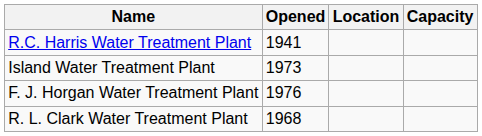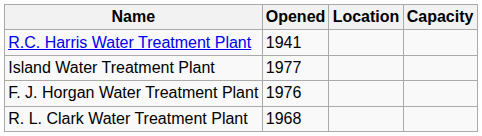(284, 67) 1973 -> (284, 67) 1977
